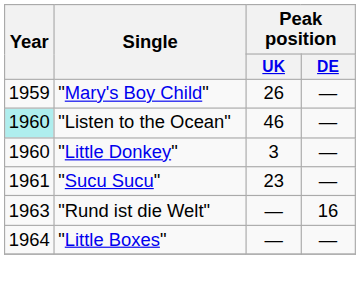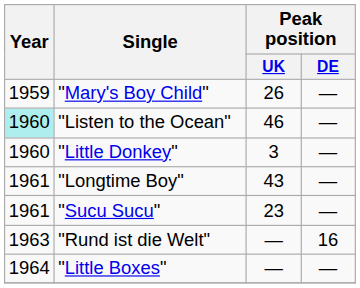+ row: (121, 181)
